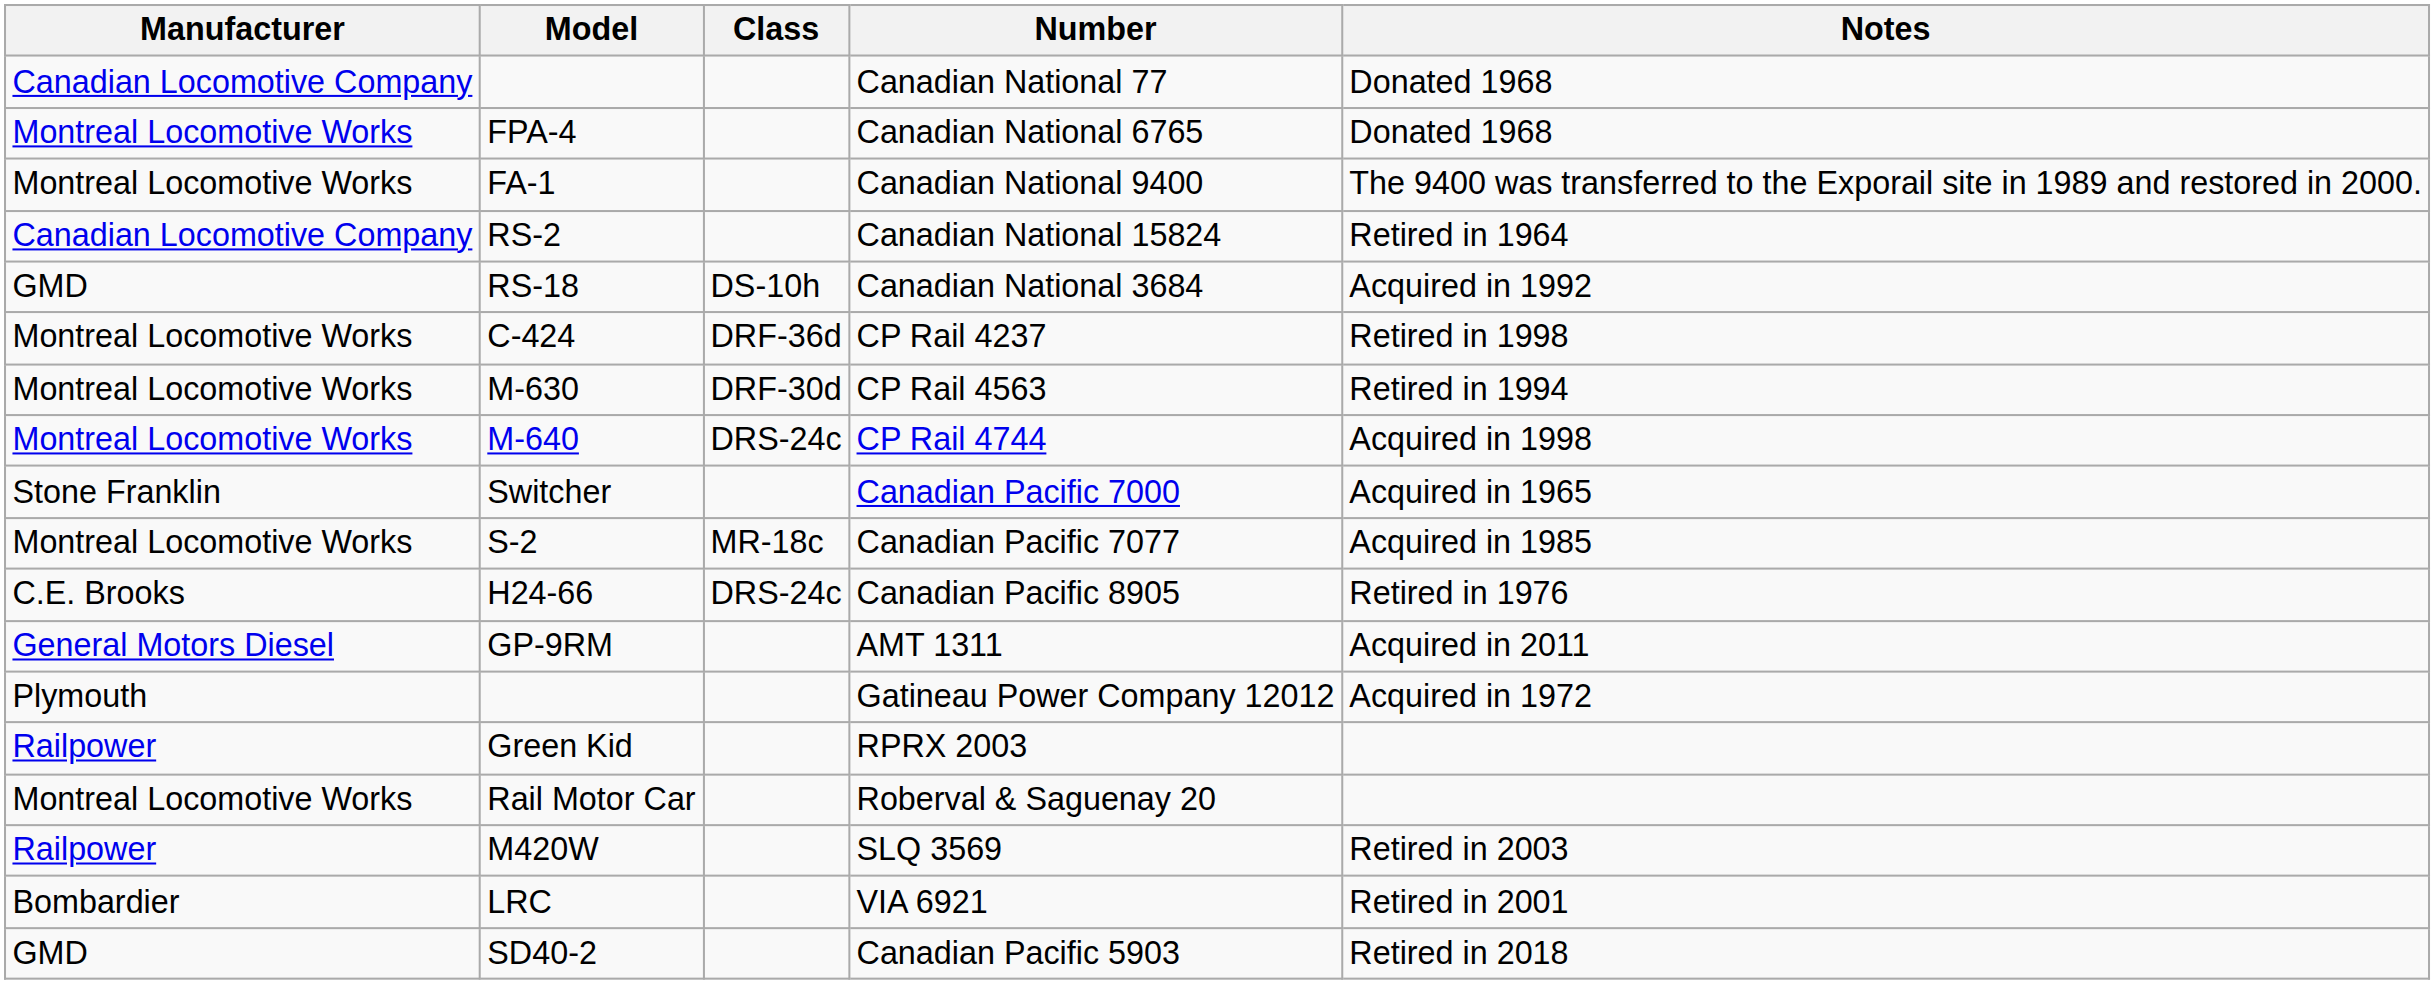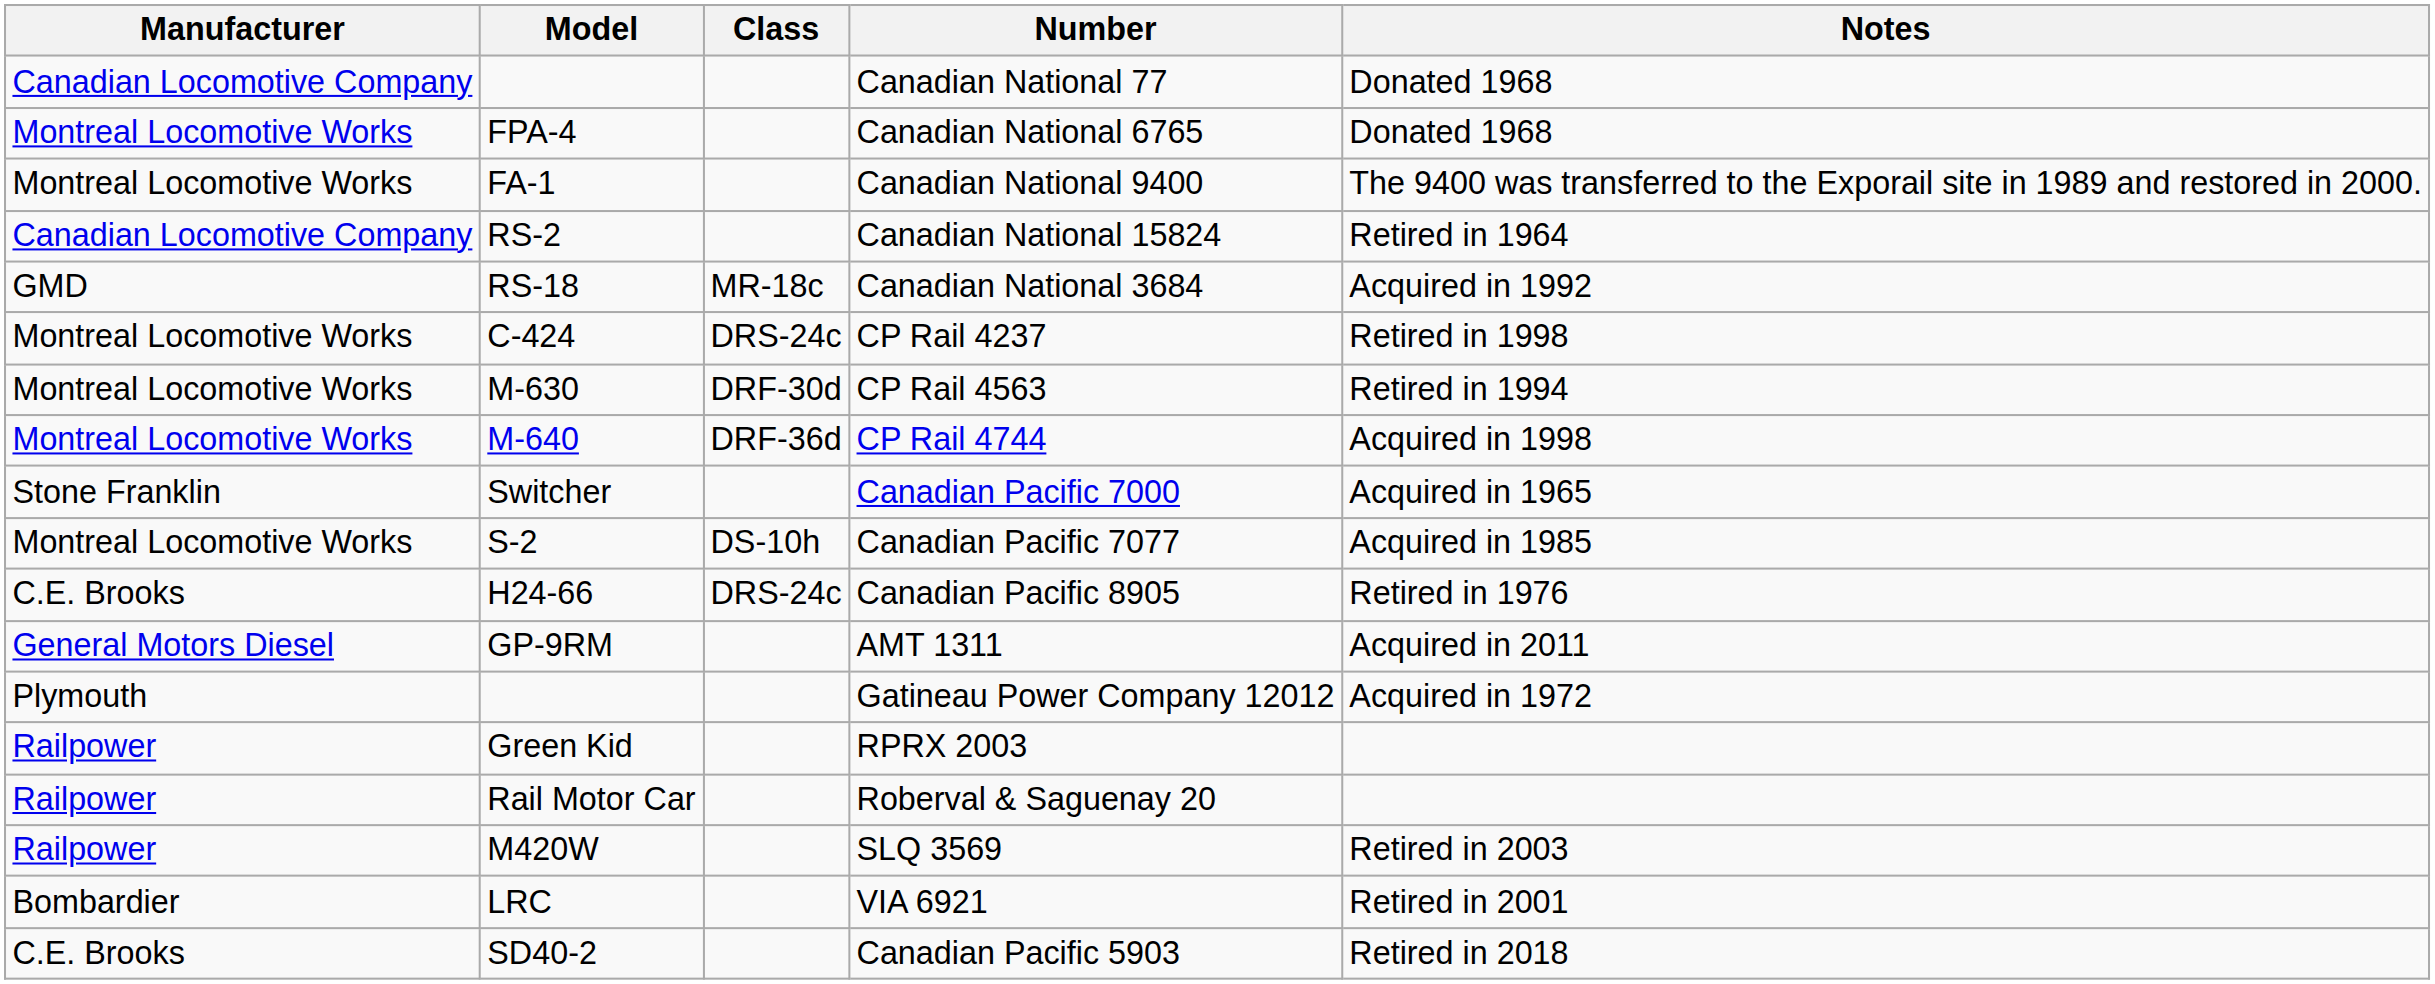(765, 286) DS-10h -> (767, 286) MR-18c
(776, 337) DRF-36d -> (776, 337) DRS-24c
(776, 440) DRS-24c -> (776, 440) DRF-36d
(767, 542) MR-18c -> (765, 542) DS-10h
(212, 798) Montreal Locomotive Works -> (84, 798) Railpower
(50, 952) GMD -> (99, 952) C.E. Brooks
